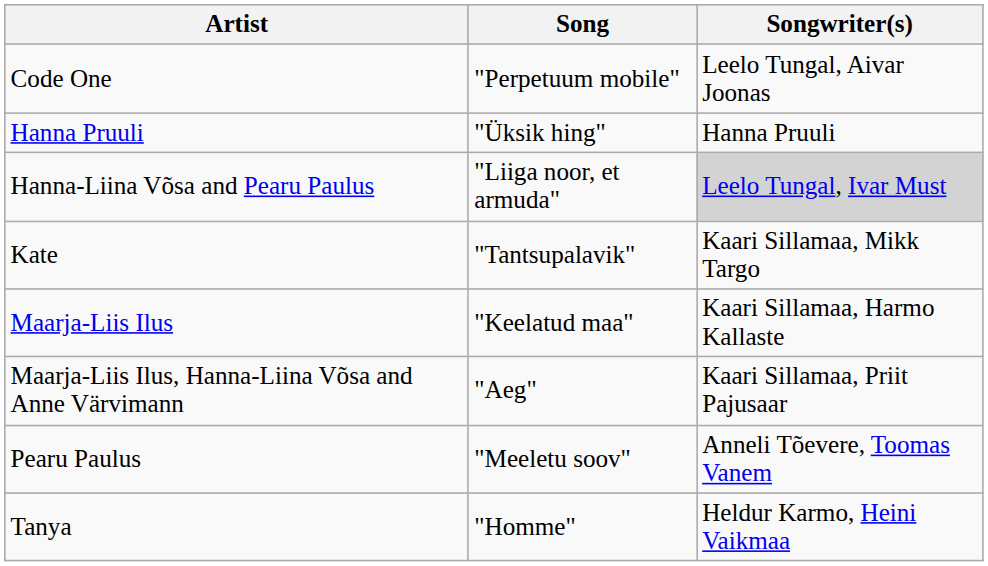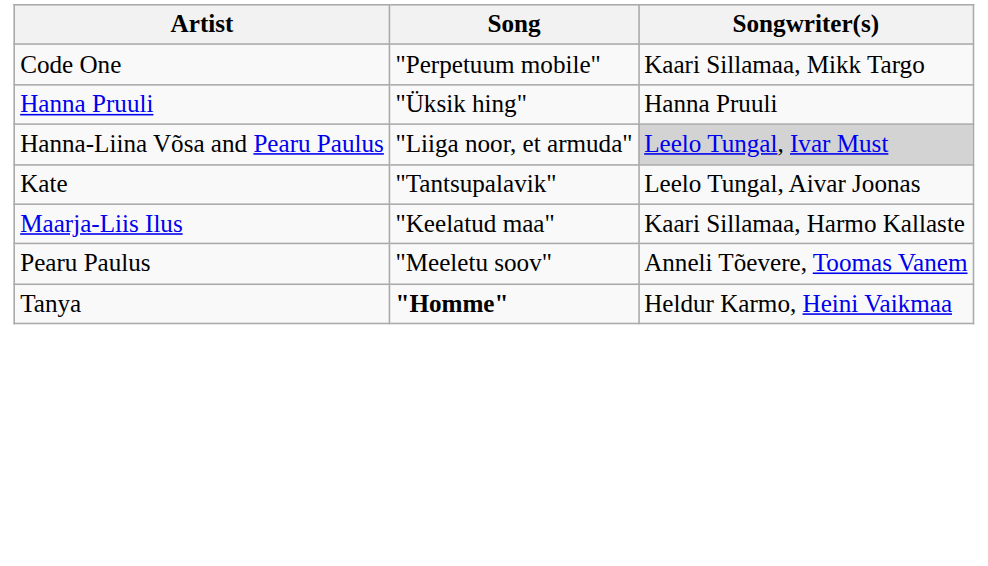(803, 78) Leelo Tungal, Aivar Joonas -> (784, 64) Kaari Sillamaa, Mikk Targo
(811, 254) Kaari Sillamaa, Mikk Targo -> (782, 183) Leelo Tungal, Aivar Joonas
- row: (212, 390)
(525, 526) normal -> (452, 303) bold
